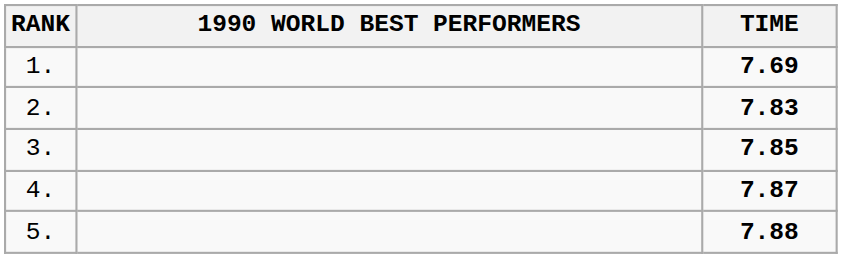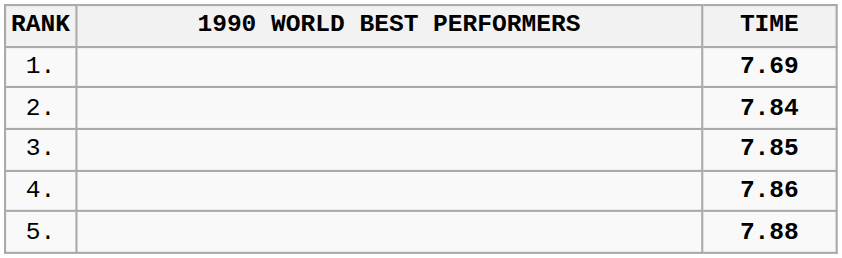(769, 108) 7.83 -> (769, 108) 7.84
(769, 190) 7.87 -> (769, 190) 7.86
